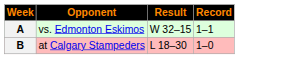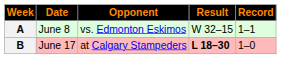+ column: (57, 12)
(168, 45) normal -> (210, 45) bold
